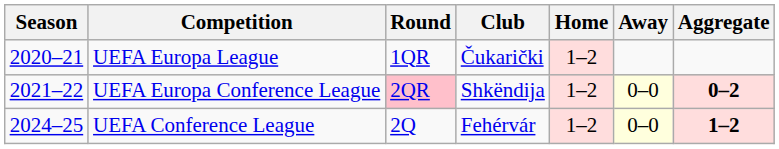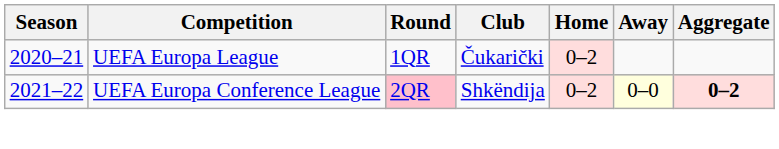(581, 56) 1–2 -> (581, 56) 0–2
(581, 91) 1–2 -> (581, 91) 0–2
- row: (204, 126)
